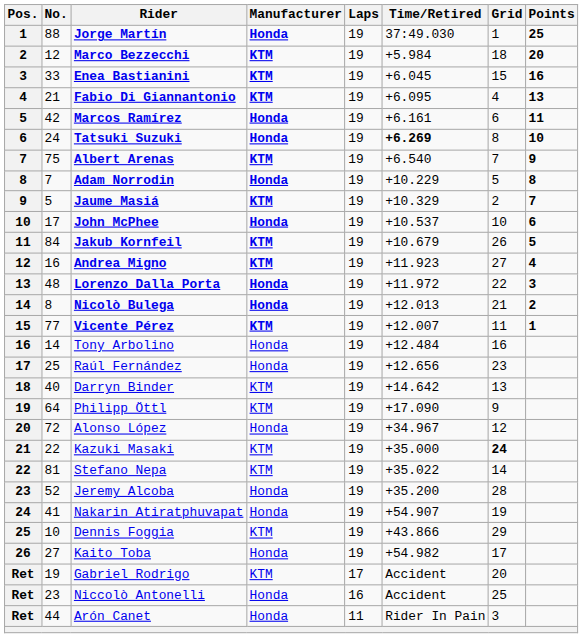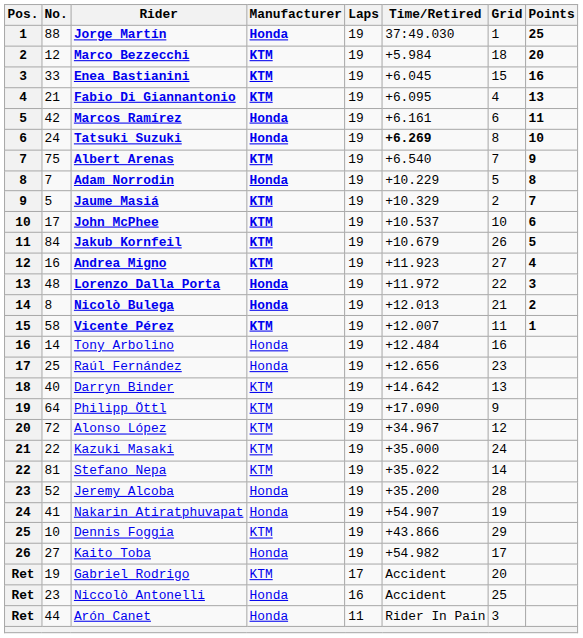(269, 223) Honda -> (261, 223) KTM
(52, 326) 77 -> (52, 326) 58
(269, 430) Honda -> (261, 430) KTM
(499, 451) bold -> (499, 451) normal
